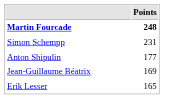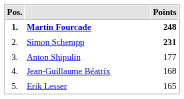+ column: (15, 12)
(150, 42) normal -> (170, 42) bold
(150, 71) 169 -> (170, 71) 168
